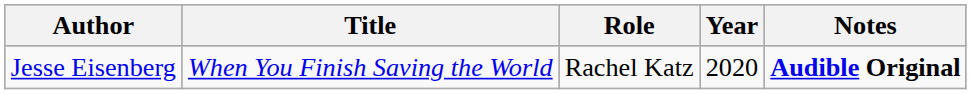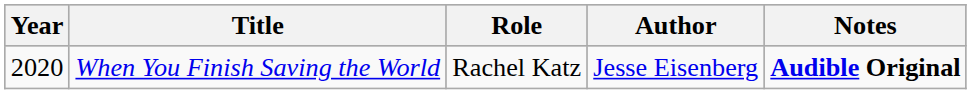columns swapped: (732, 25) <-> (93, 25)
